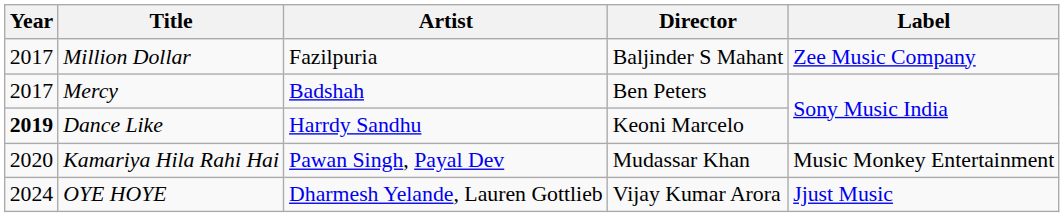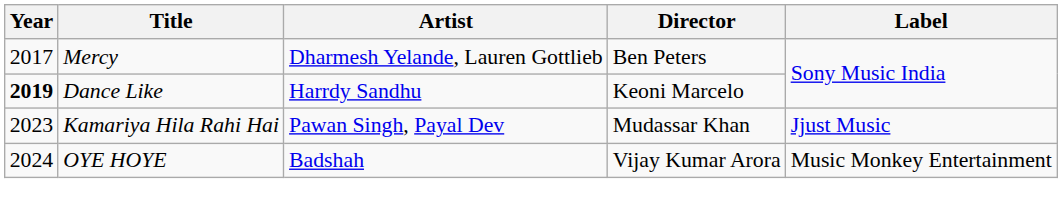- row: (127, 56)
(327, 90) Badshah -> (446, 56) Dharmesh Yelande, Lauren Gottlieb
(31, 159) 2020 -> (31, 125) 2023
(924, 159) Music Monkey Entertainment -> (841, 125) Jjust Music
(446, 194) Dharmesh Yelande, Lauren Gottlieb -> (327, 159) Badshah
(843, 194) Jjust Music -> (921, 159) Music Monkey Entertainment
